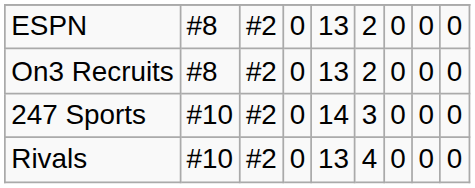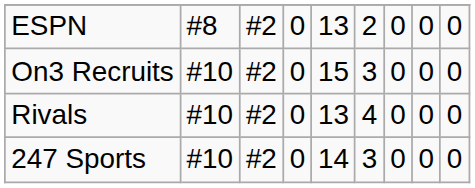(202, 70) #8 -> (210, 70) #10
(333, 70) 13 -> (333, 70) 15
(370, 70) 2 -> (370, 70) 3
rows swapped: (49, 159) <-> (79, 114)
